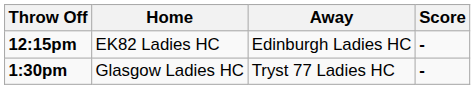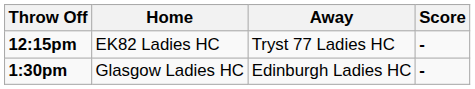(332, 44) Edinburgh Ladies HC -> (323, 44) Tryst 77 Ladies HC
(323, 71) Tryst 77 Ladies HC -> (332, 71) Edinburgh Ladies HC
